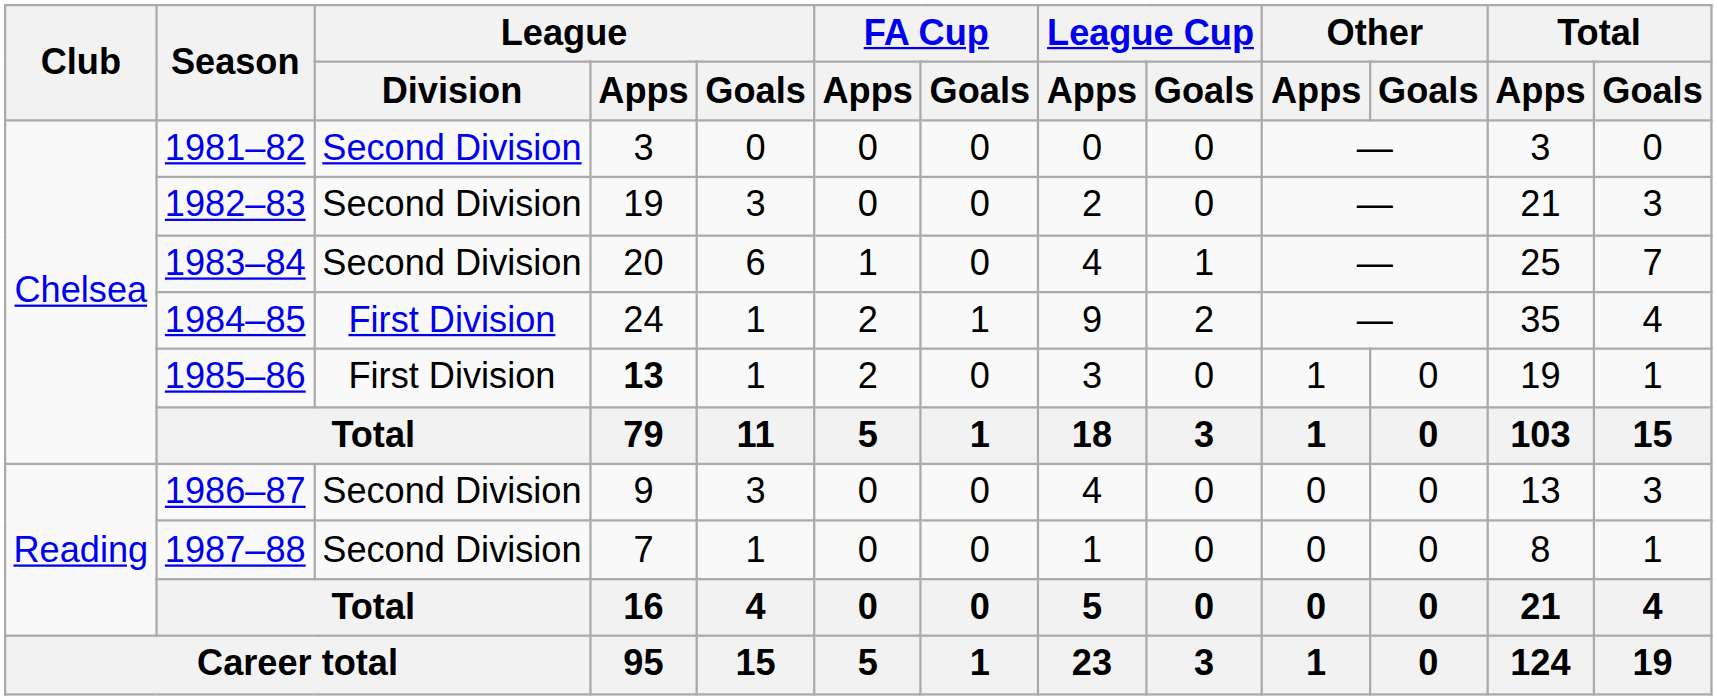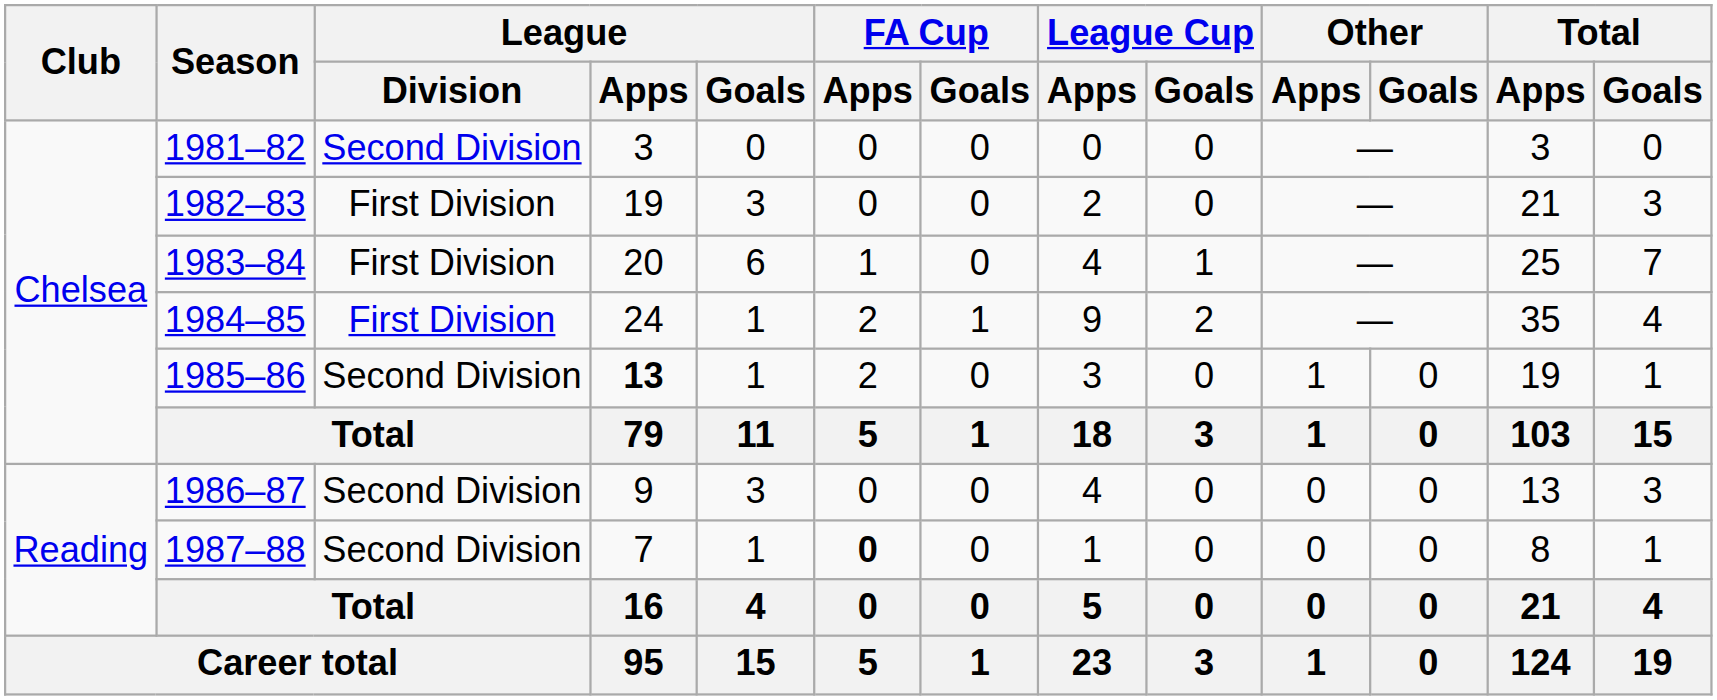(452, 205) Second Division -> (452, 205) First Division
(452, 262) Second Division -> (452, 262) First Division
(452, 377) First Division -> (452, 377) Second Division
(868, 549) normal -> (868, 549) bold
